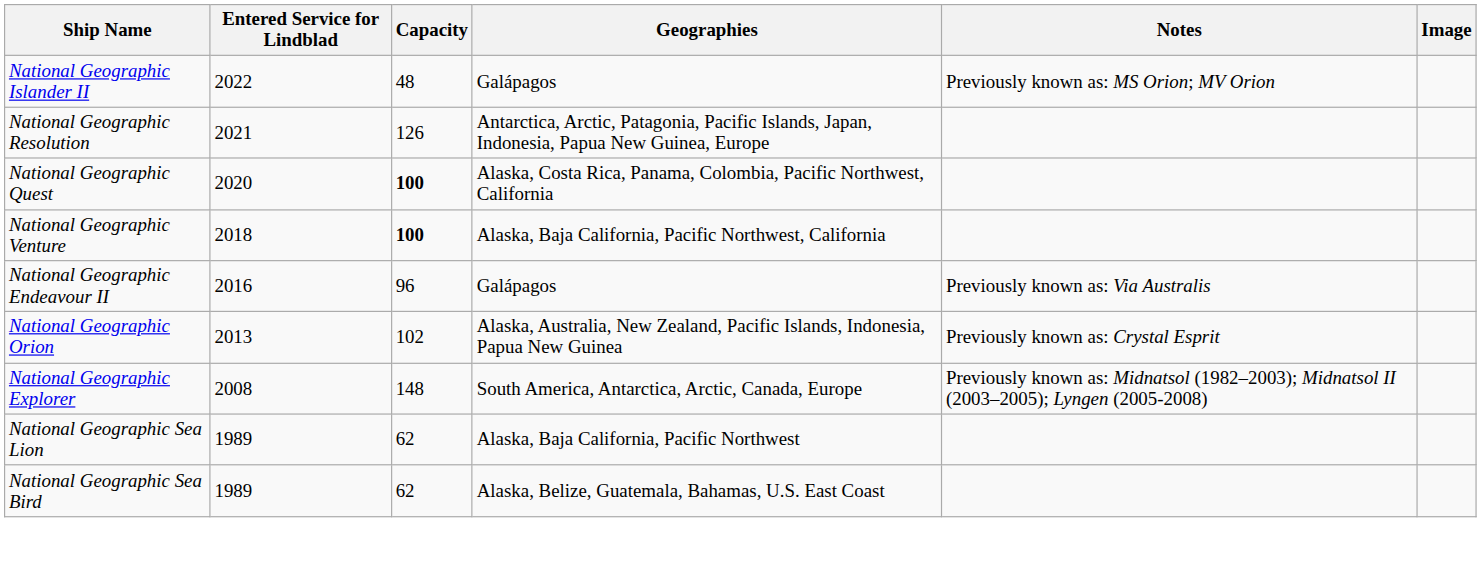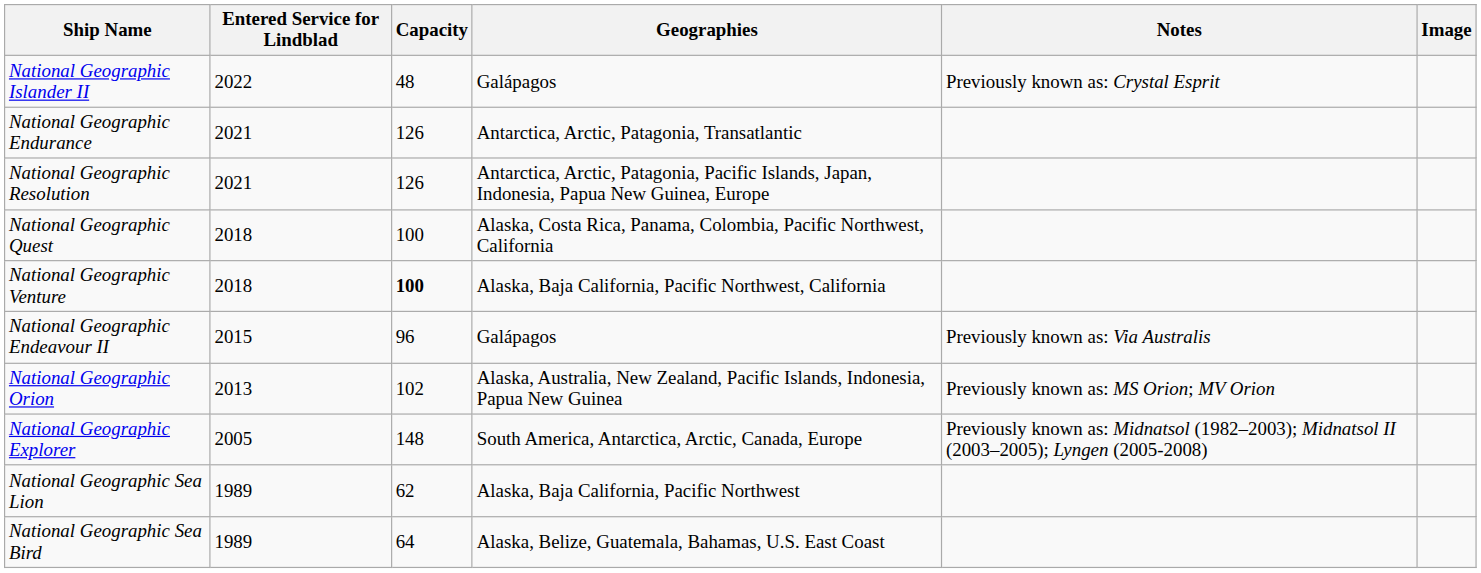(1110, 81) Previously known as: MS Orion; MV Orion -> (1083, 81) Previously known as: Crystal Esprit
+ row: (89, 132)
(233, 183) 2020 -> (233, 234) 2018
(410, 183) bold -> (410, 234) normal
(233, 286) 2016 -> (233, 337) 2015
(1083, 337) Previously known as: Crystal Esprit -> (1110, 388) Previously known as: MS Orion; MV Orion
(233, 388) 2008 -> (233, 439) 2005
(405, 490) 62 -> (405, 541) 64
